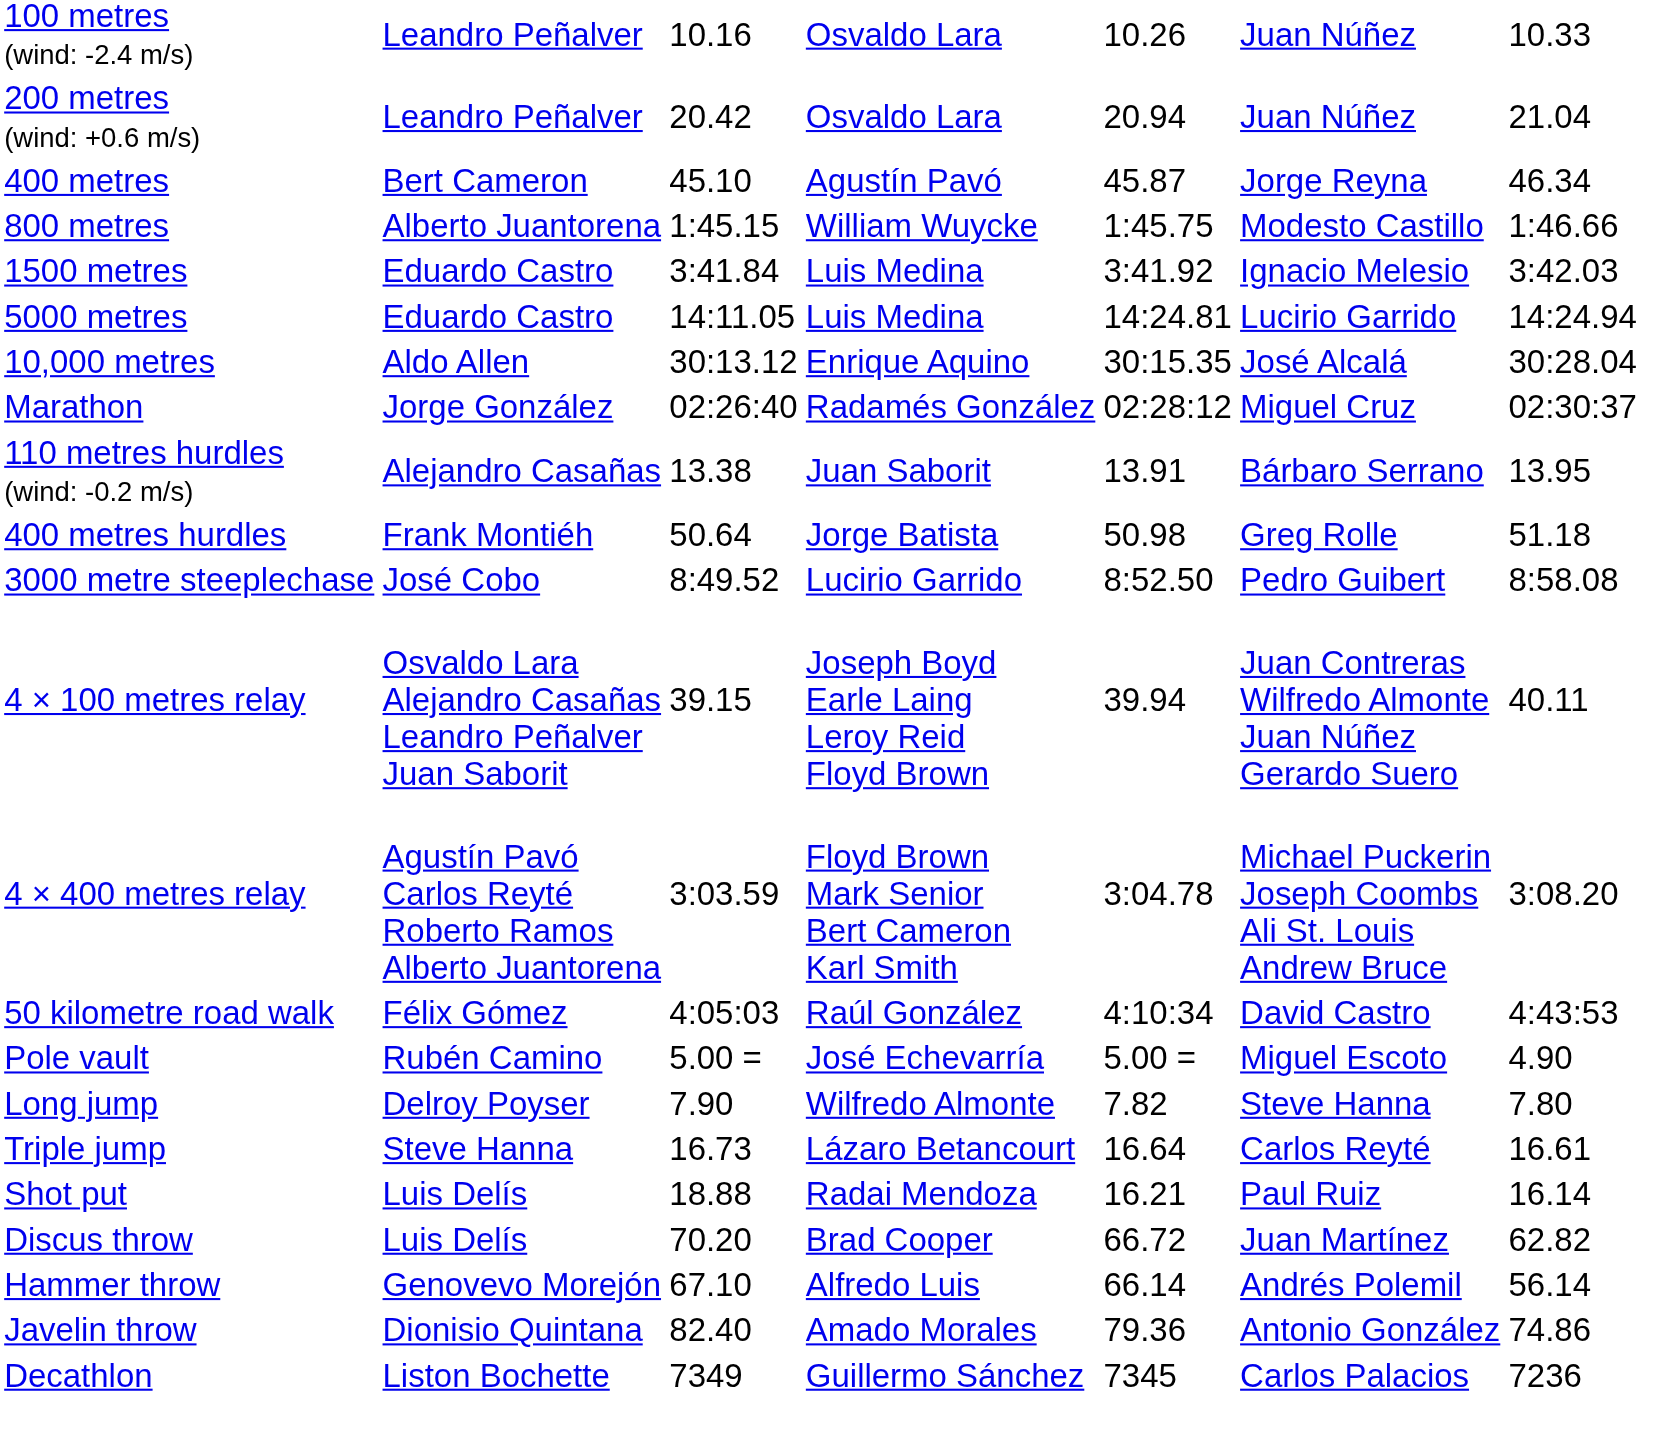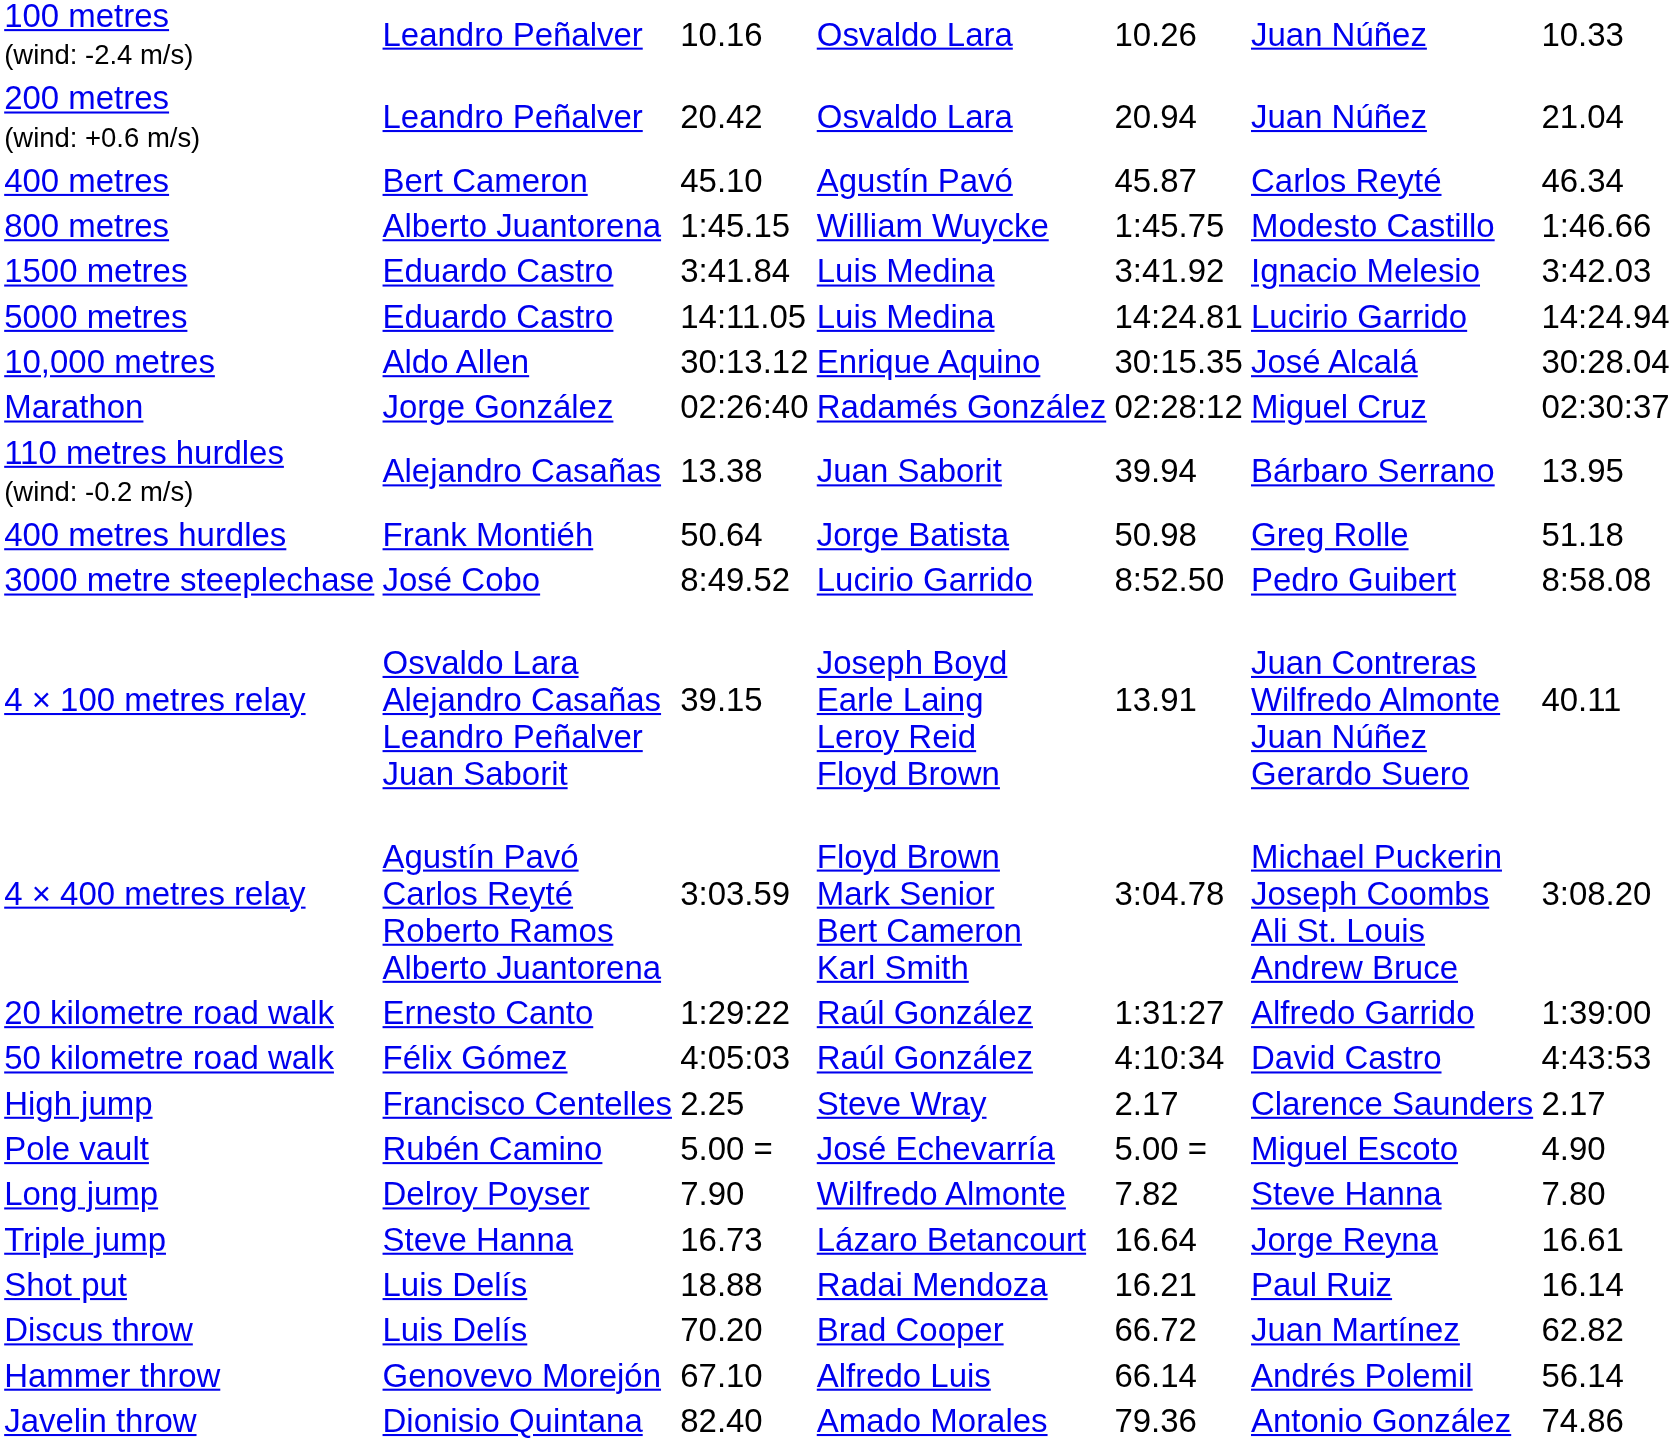(1334, 180) Jorge Reyna -> (1346, 180) Carlos Reyté
(1145, 471) 13.91 -> (1156, 471) 39.94
(1145, 700) 39.94 -> (1156, 700) 13.91
+ row: (169, 1013)
+ row: (78, 1103)
(1335, 1149) Carlos Reyté -> (1344, 1239) Jorge Reyna
- row: (78, 1375)
